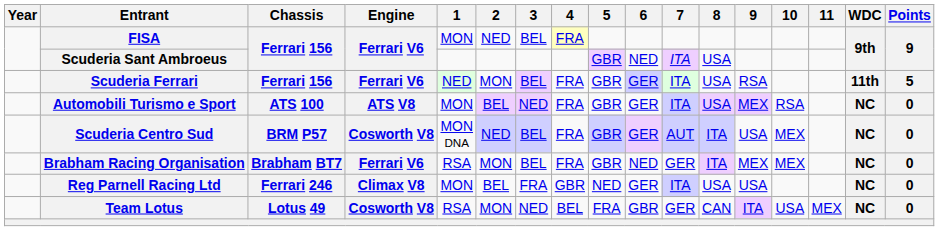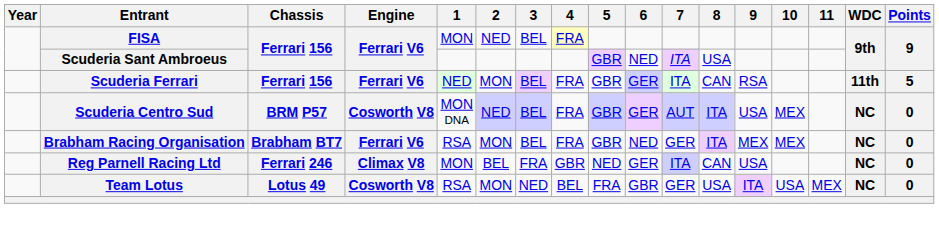(717, 82) USA -> (717, 82) CAN
- row: (144, 104)
(717, 186) USA -> (717, 164) CAN
(717, 208) CAN -> (717, 186) USA
